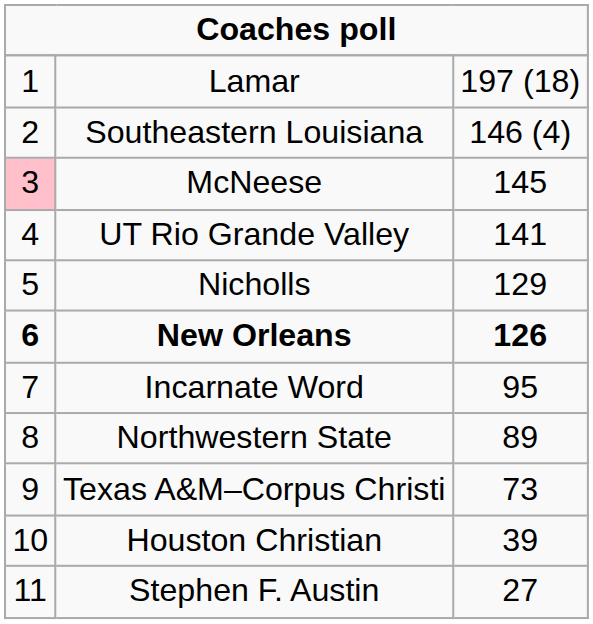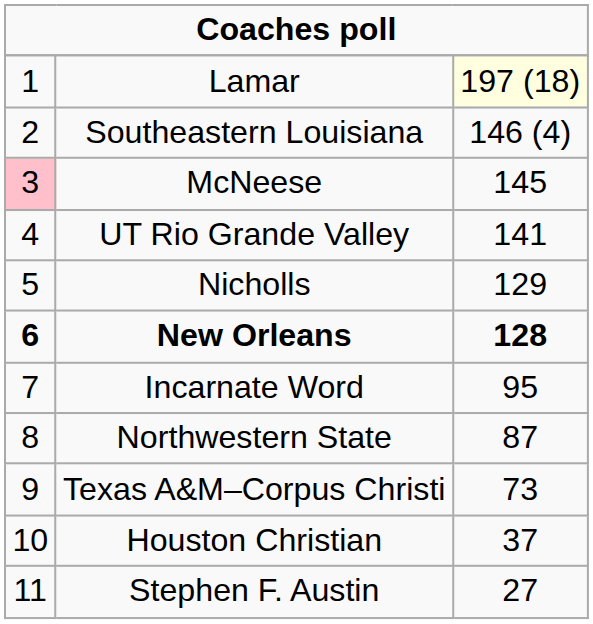(520, 81) no background -> (520, 81) lightyellow background
(520, 336) 126 -> (520, 336) 128
(520, 438) 89 -> (520, 438) 87
(520, 540) 39 -> (520, 540) 37
